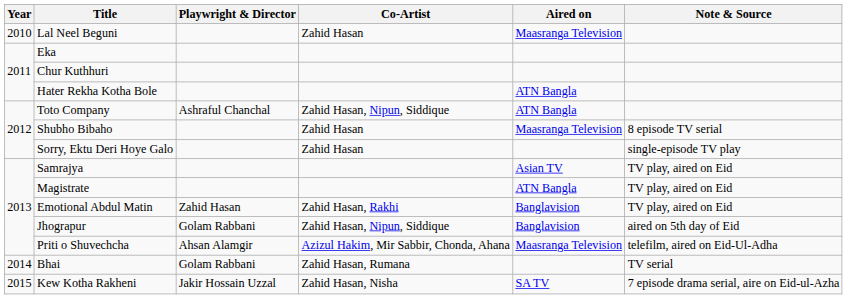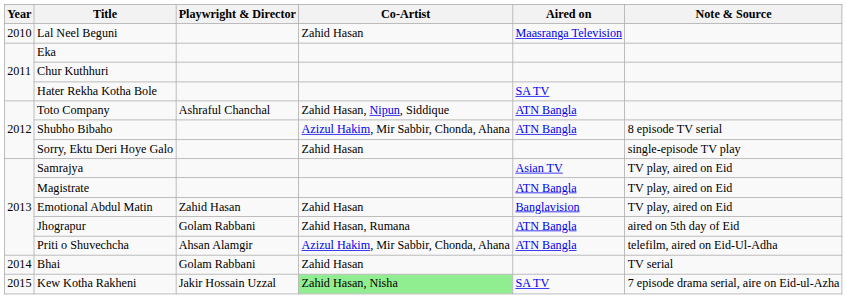(546, 91) ATN Bangla -> (532, 91) SA TV
(332, 129) Zahid Hasan -> (406, 129) Azizul Hakim, Mir Sabbir, Chonda, Ahana
(569, 129) Maasranga Television -> (546, 129) ATN Bangla
(350, 206) Zahid Hasan, Rakhi -> (332, 206) Zahid Hasan
(375, 226) Zahid Hasan, Nipun, Siddique -> (356, 226) Zahid Hasan, Rumana
(548, 226) Banglavision -> (546, 226) ATN Bangla
(569, 245) Maasranga Television -> (546, 245) ATN Bangla
(356, 264) Zahid Hasan, Rumana -> (332, 264) Zahid Hasan
(350, 284) no background -> (350, 284) lightgreen background
